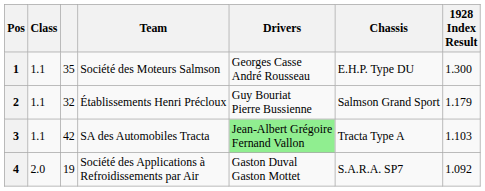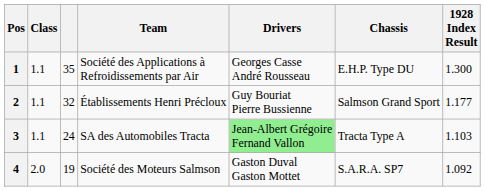(150, 69) Société des Moteurs Salmson -> (143, 69) Société des Applications à Refroidissements par Air
(459, 102) 1.179 -> (459, 102) 1.177
(69, 136) 42 -> (69, 136) 24
(143, 169) Société des Applications à Refroidissements par Air -> (150, 169) Société des Moteurs Salmson
